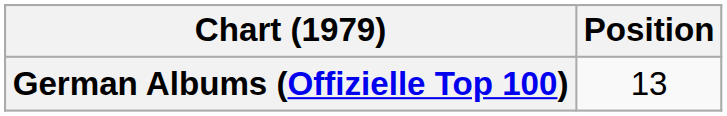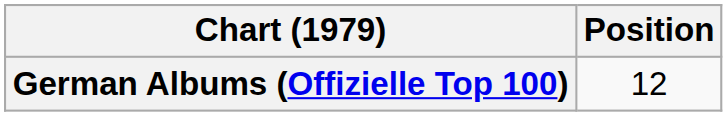(649, 83) 13 -> (649, 83) 12
